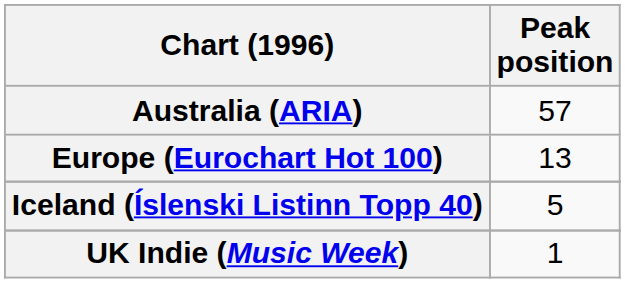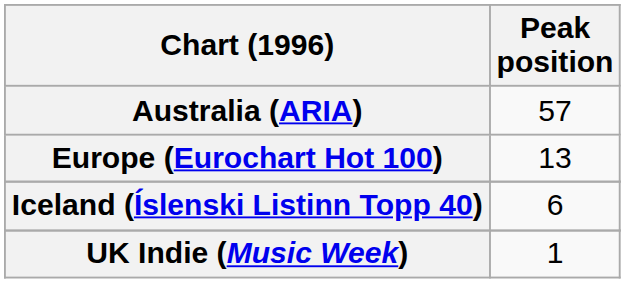(555, 205) 5 -> (555, 205) 6
